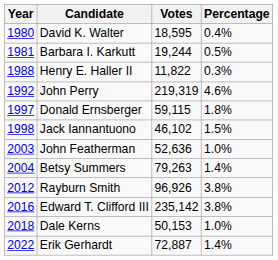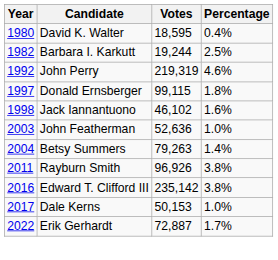(21, 52) 1981 -> (21, 52) 1982
(218, 52) 0.5% -> (218, 52) 2.5%
- row: (86, 71)
(173, 110) 59,115 -> (173, 91) 99,115
(218, 129) 1.5% -> (218, 110) 1.6%
(21, 187) 2012 -> (20, 168) 2011
(21, 226) 2018 -> (21, 206) 2017
(218, 245) 1.4% -> (218, 226) 1.7%
